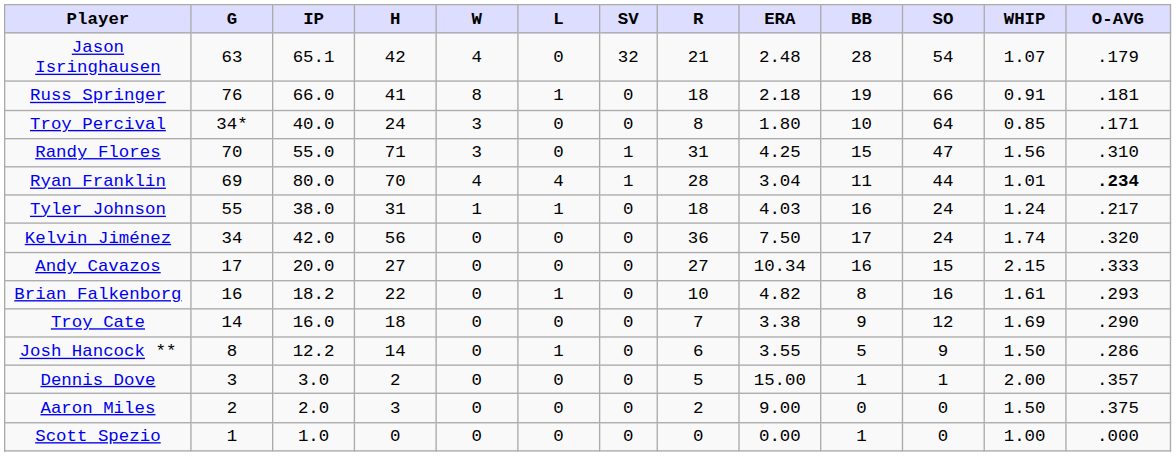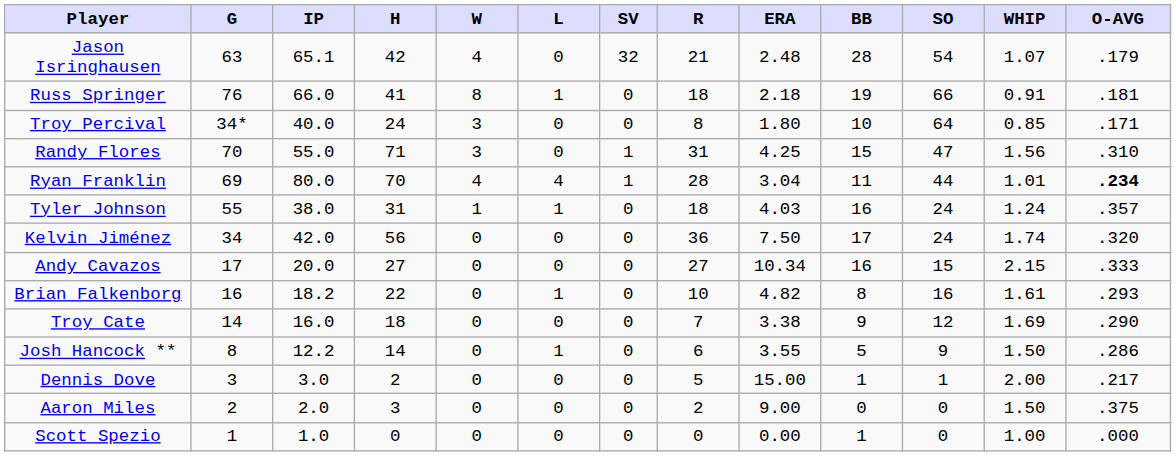(1118, 209) .217 -> (1118, 209) .357
(1118, 380) .357 -> (1118, 380) .217
